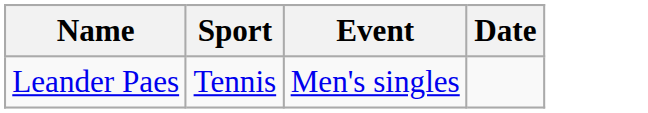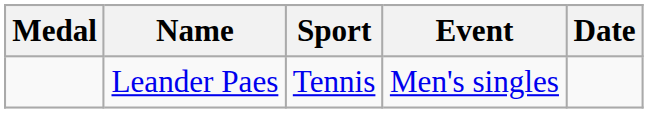+ column: (55, 30)
